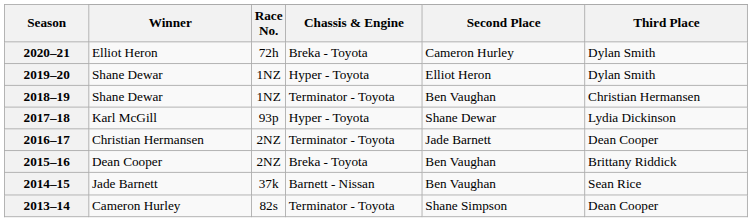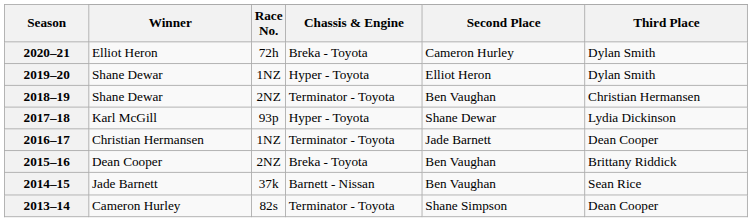(269, 96) 1NZ -> (269, 96) 2NZ
(269, 140) 2NZ -> (269, 140) 1NZ
